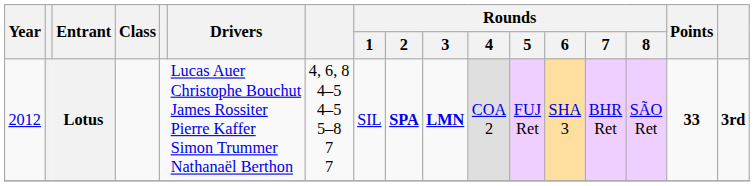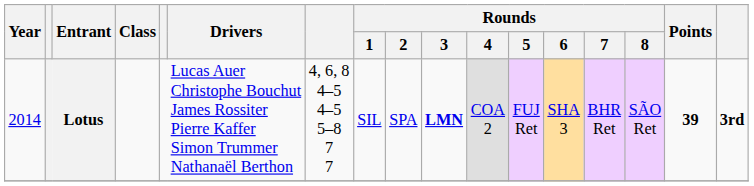(25, 120) 2012 -> (25, 120) 2014
(404, 120) bold -> (403, 120) normal
(692, 120) 33 -> (691, 120) 39
